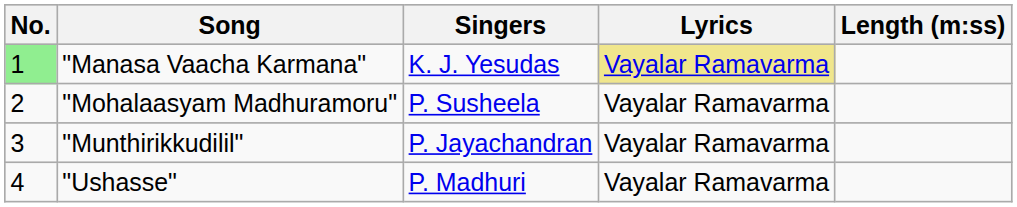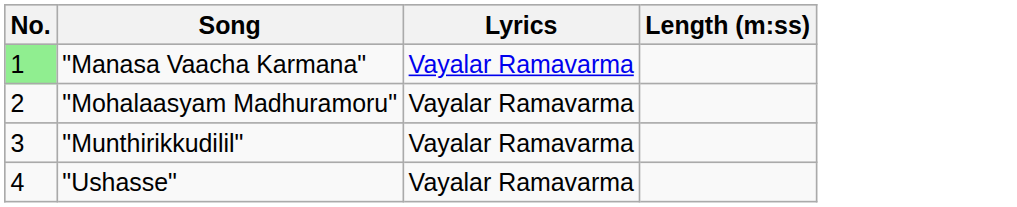- column: (500, 25)
(717, 64) khaki background -> (521, 64) no background
